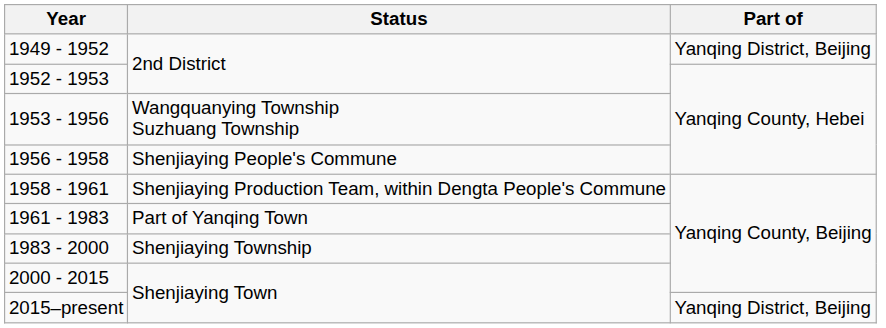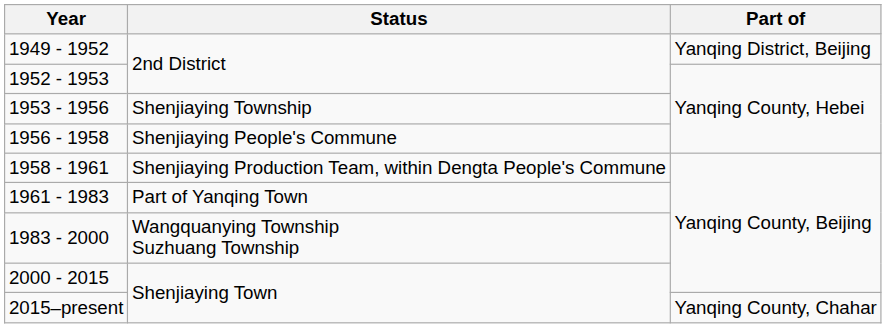(236, 118) Wangquanying Township Suzhuang Township -> (222, 108) Shenjiaying Township
(222, 248) Shenjiaying Township -> (236, 237) Wangquanying Township Suzhuang Township
(773, 307) Yanqing District, Beijing -> (776, 307) Yanqing County, Chahar
